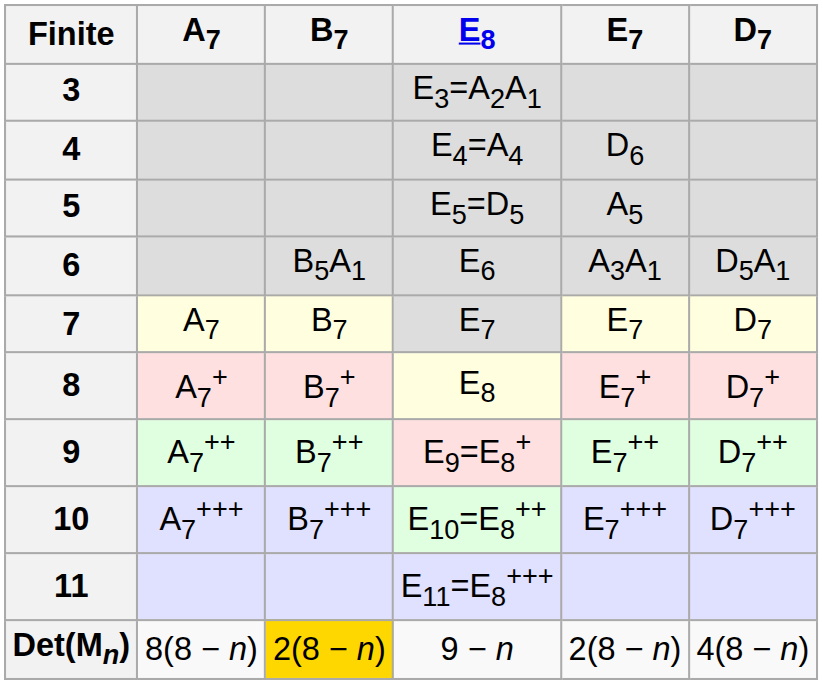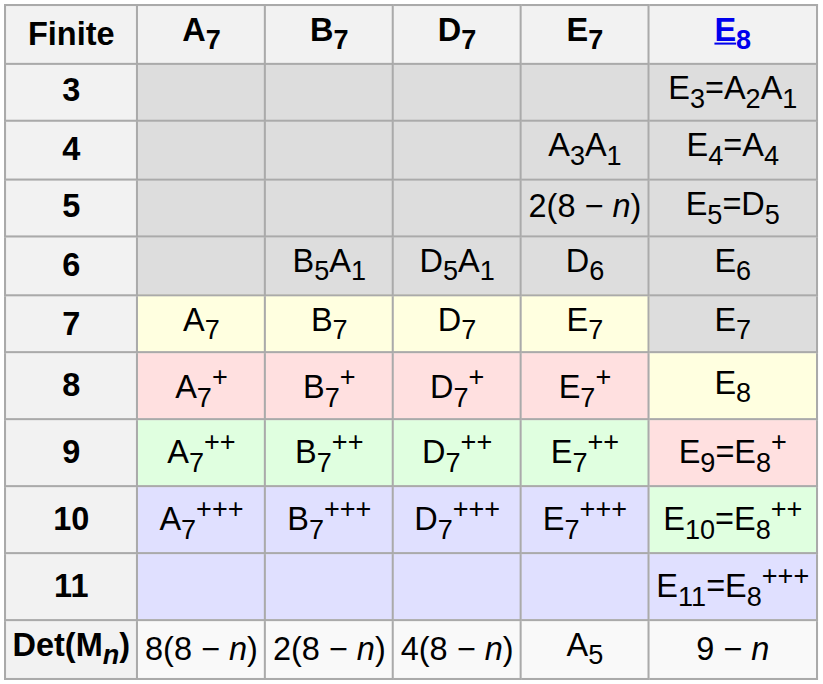columns swapped: (753, 34) <-> (477, 34)
(625, 150) D6 -> (585, 150) A3A1
(625, 208) A5 -> (585, 207) 2(8 − n)
(625, 266) A3A1 -> (585, 266) D6
(329, 648) gold background -> (329, 648) no background
(625, 648) 2(8 − n) -> (585, 649) A5
